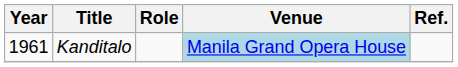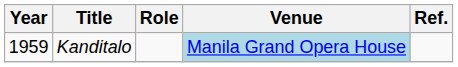(29, 47) 1961 -> (29, 47) 1959
